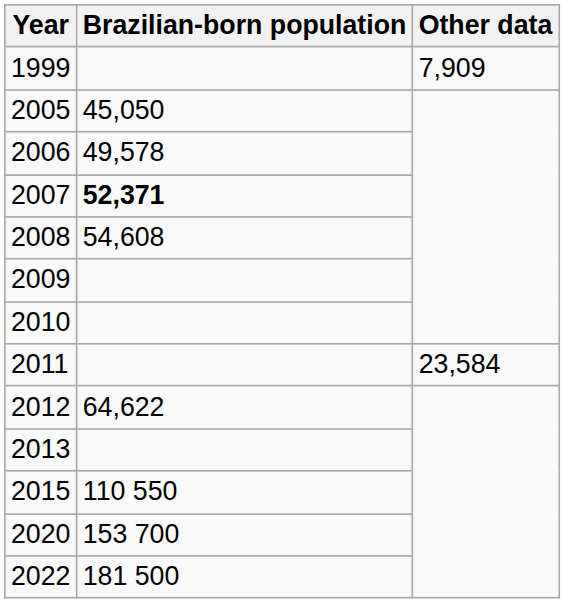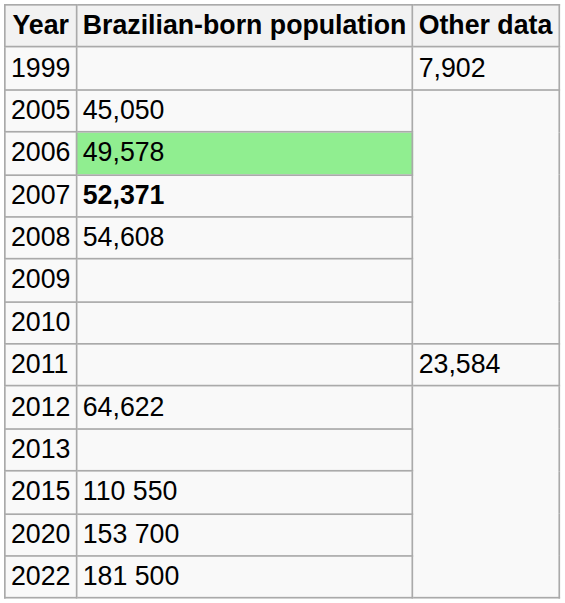(452, 68) 7,909 -> (452, 68) 7,902
(124, 152) no background -> (124, 152) lightgreen background
